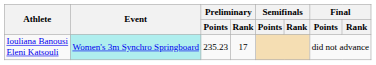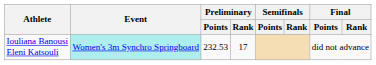(216, 47) 235.23 -> (216, 47) 232.53
